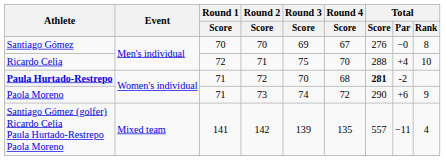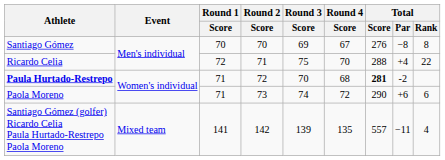(403, 45) −0 -> (403, 45) −8
(426, 62) 10 -> (426, 62) 22
(426, 95) 9 -> (426, 95) 6
